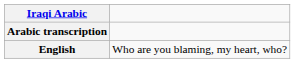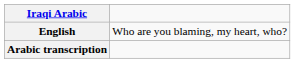rows swapped: (57, 31) <-> (57, 49)
